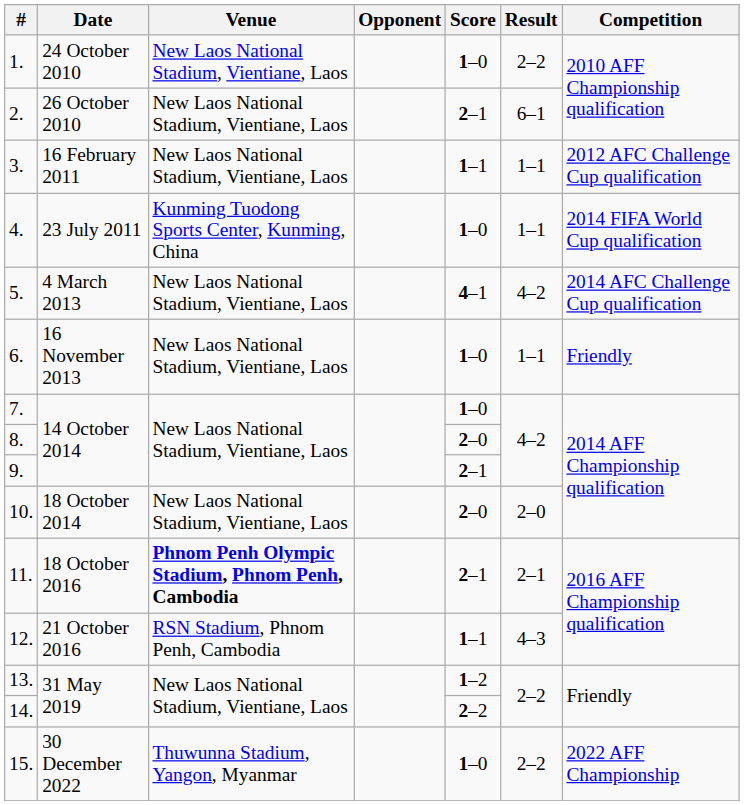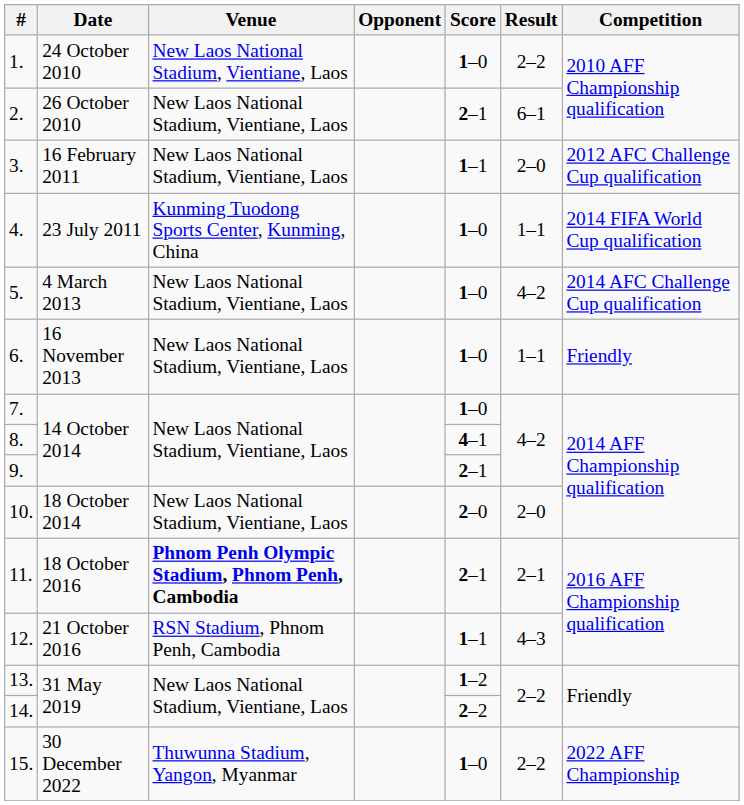(531, 166) 1–1 -> (531, 166) 2–0
(473, 293) 4–1 -> (473, 293) 1–0
(473, 439) 2–0 -> (473, 439) 4–1
